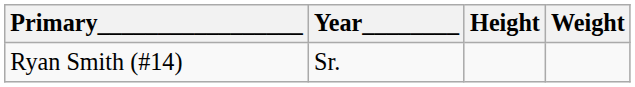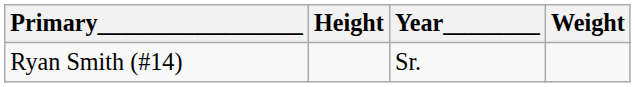columns swapped: (386, 23) <-> (505, 23)
